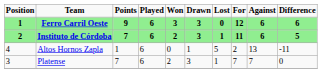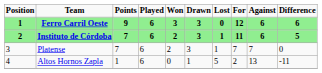rows swapped: (51, 62) <-> (70, 49)
